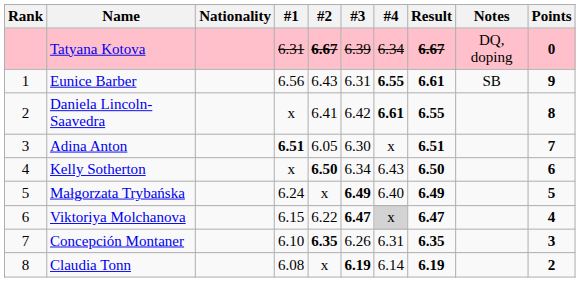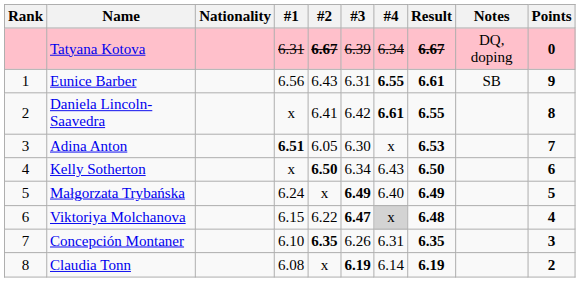(431, 145) 6.51 -> (431, 145) 6.53
(431, 217) 6.47 -> (431, 217) 6.48
